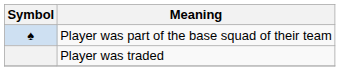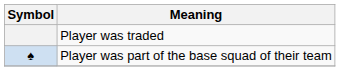rows swapped: (112, 55) <-> (196, 35)
